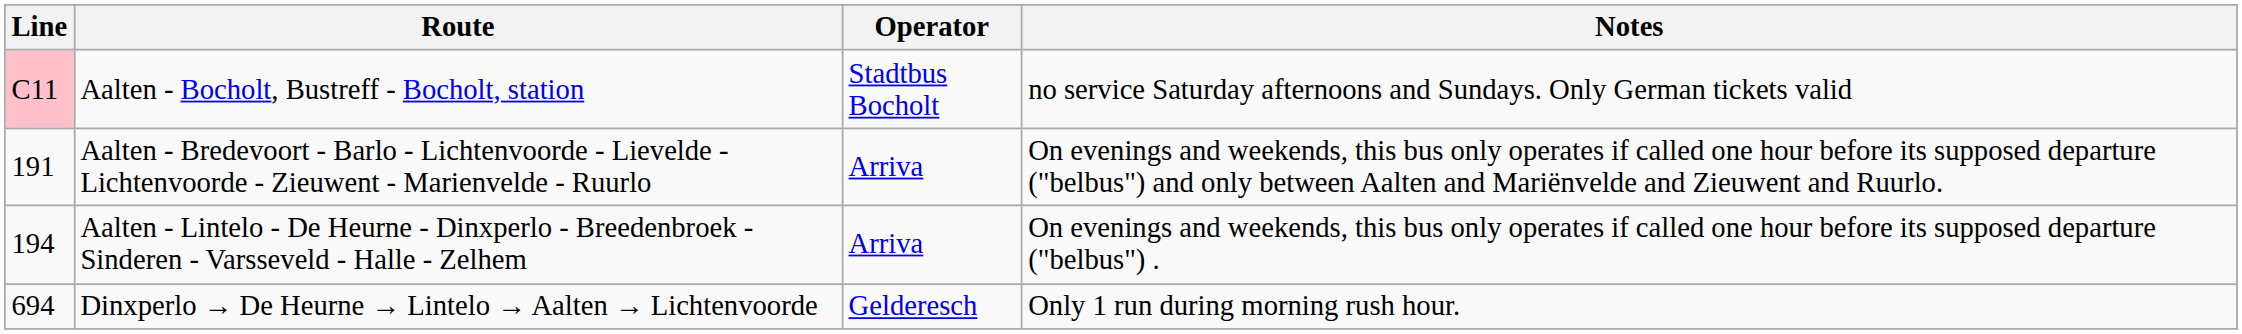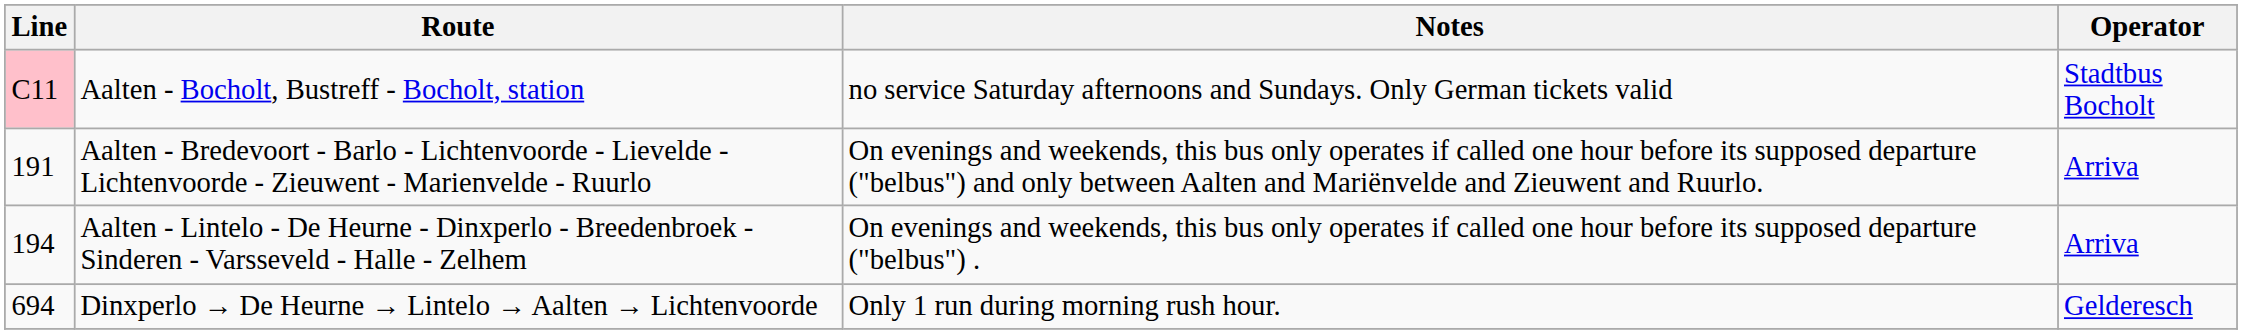columns swapped: (932, 27) <-> (1629, 27)
